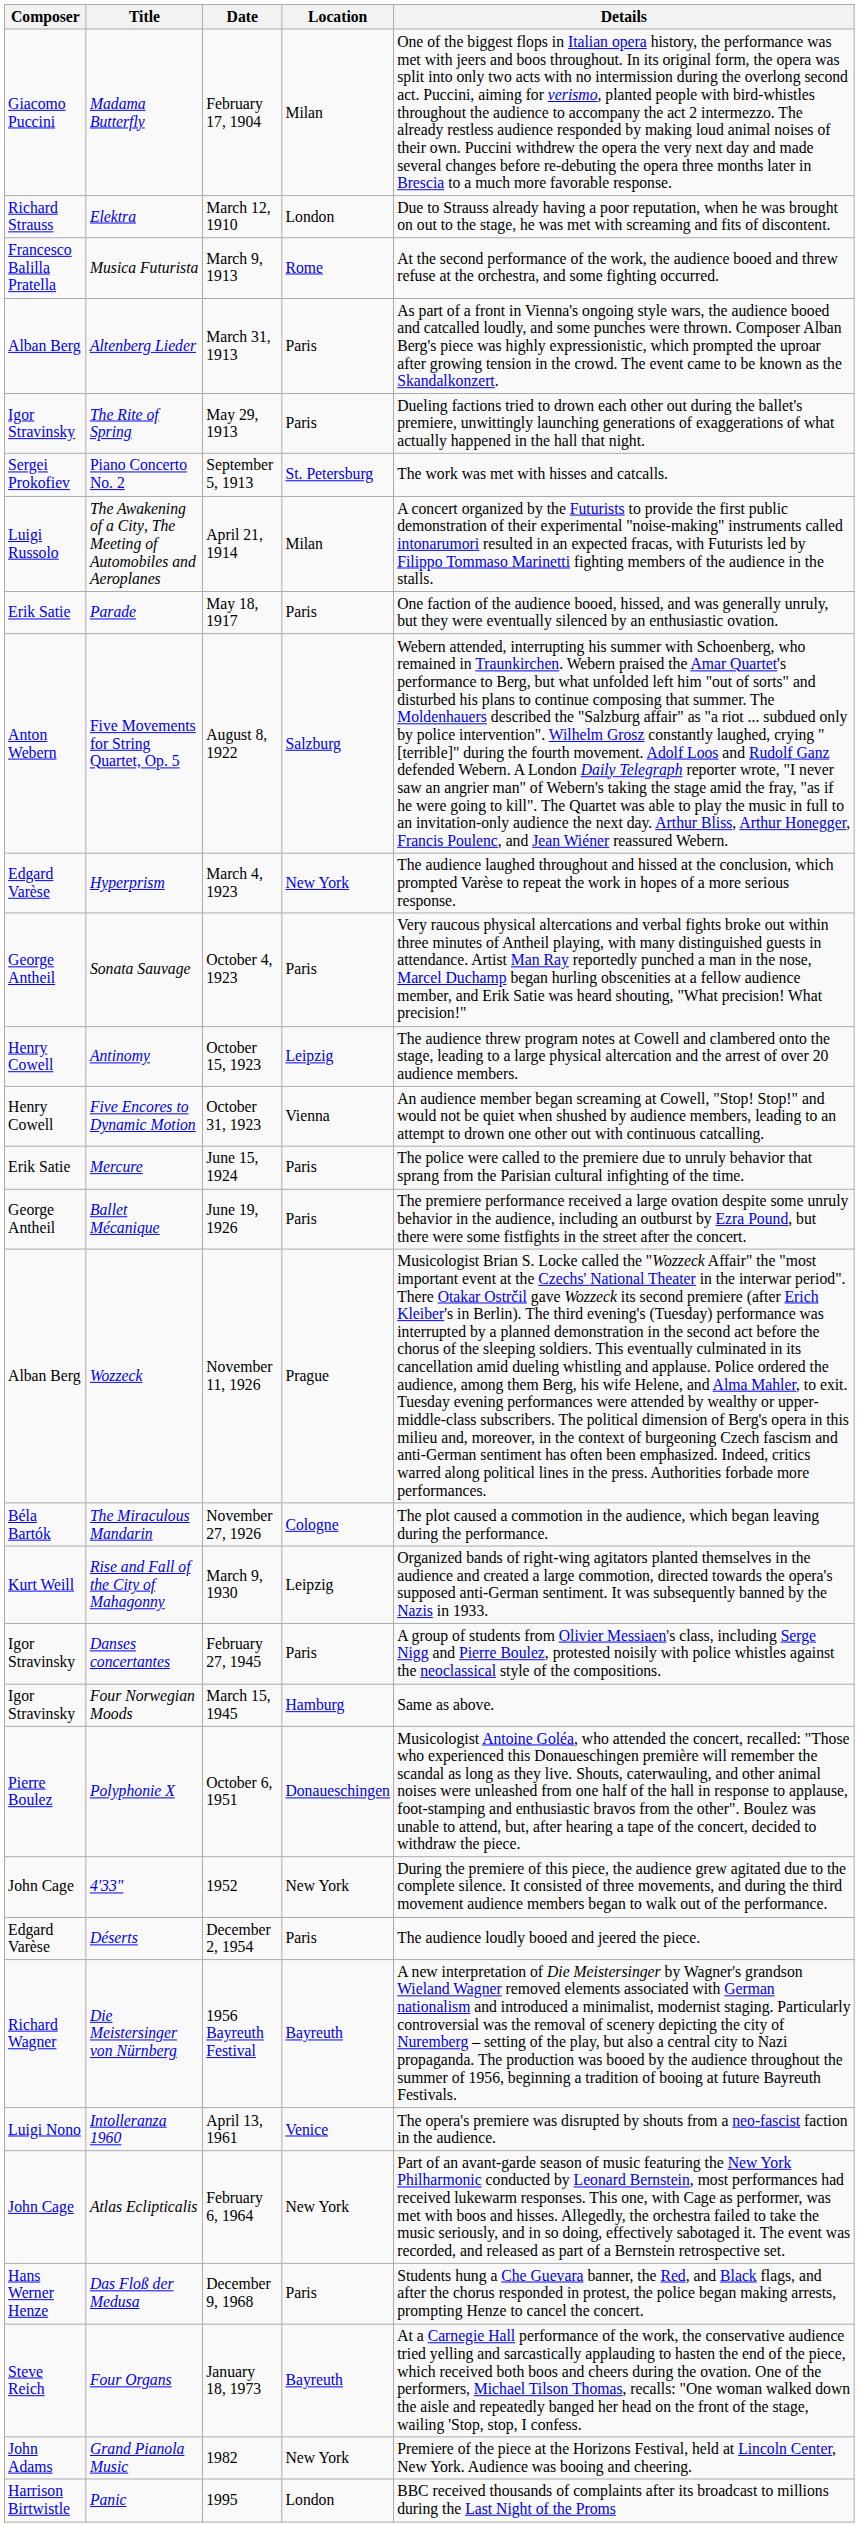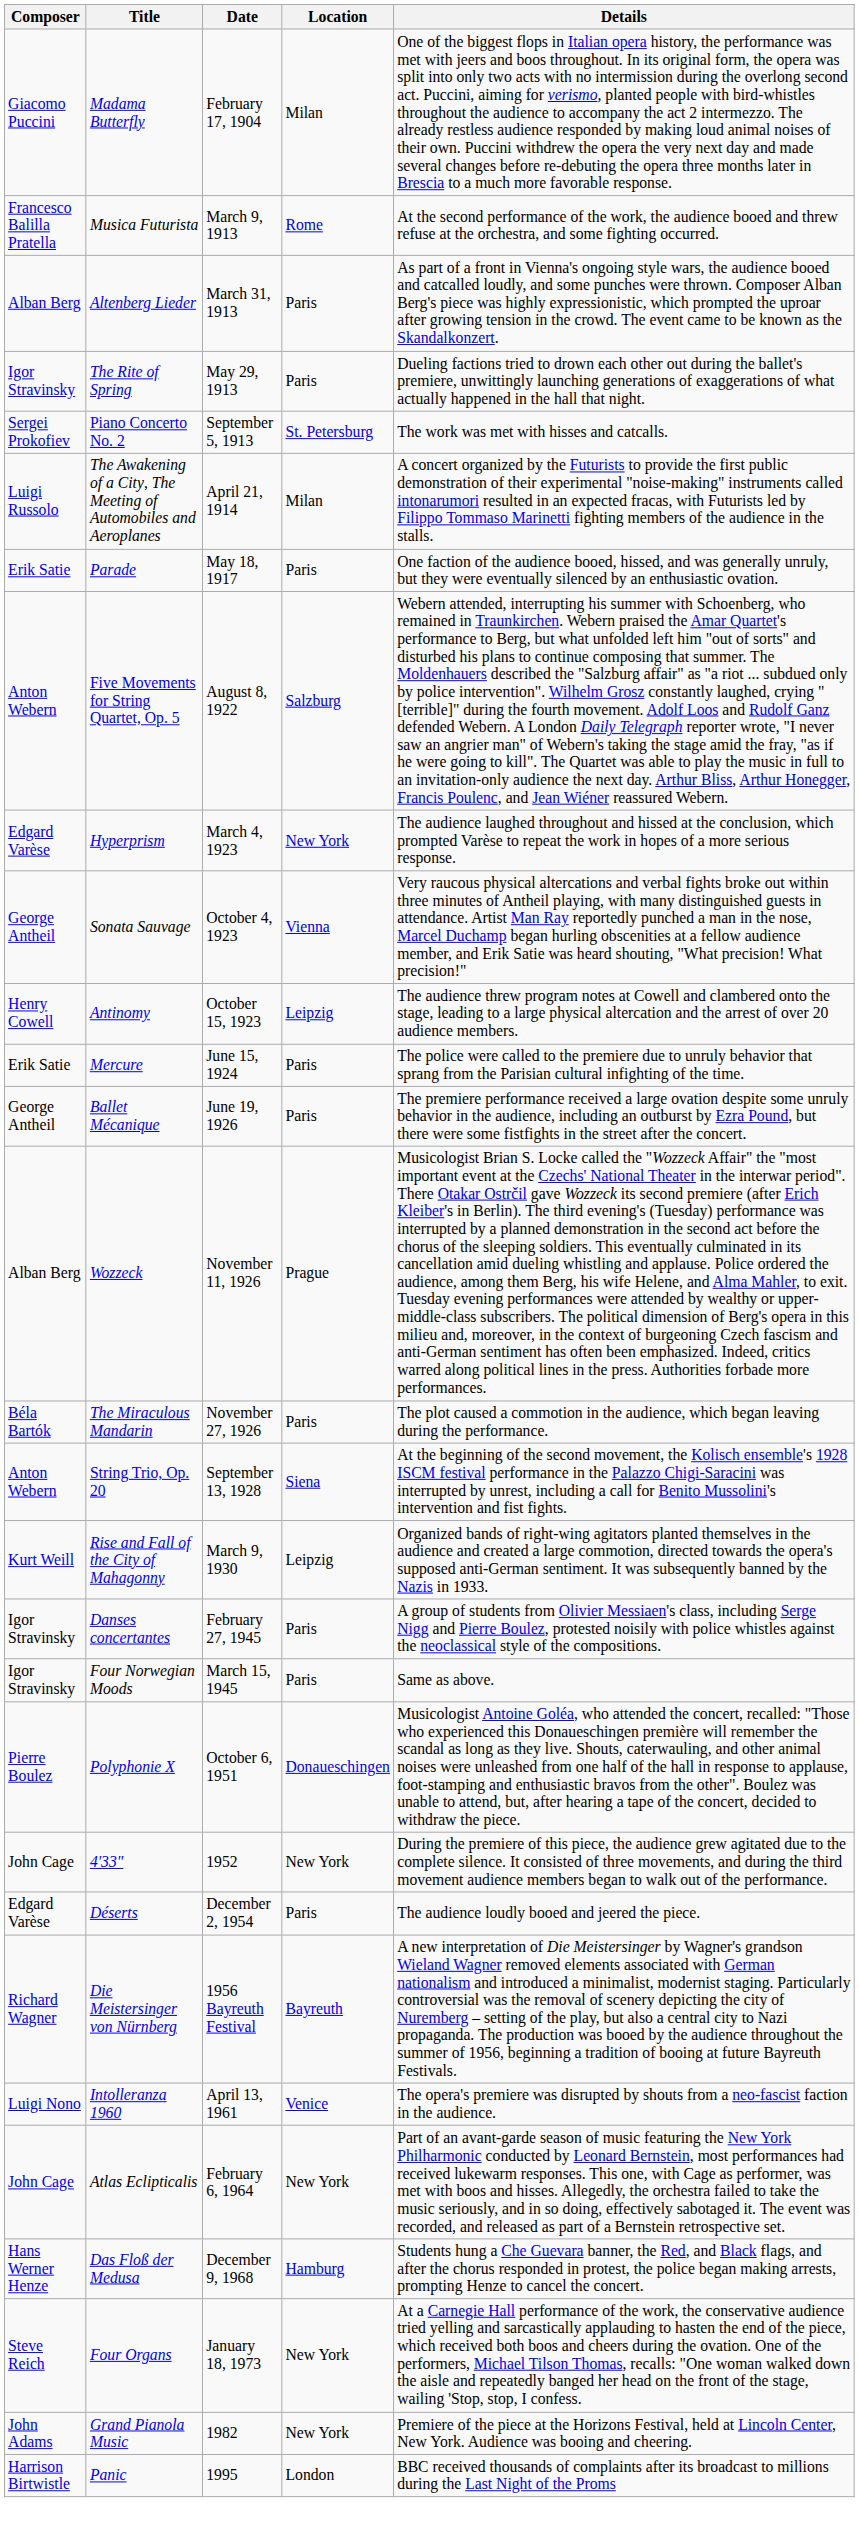- row: (113, 216)
(301, 969) Paris -> (308, 927) Vienna
- row: (143, 1116)
(312, 1524) Cologne -> (301, 1421) Paris
+ row: (140, 1482)
(315, 1704) Hamburg -> (301, 1680) Paris
(301, 2293) Paris -> (315, 2268) Hamburg
(314, 2380) Bayreuth -> (317, 2355) New York
